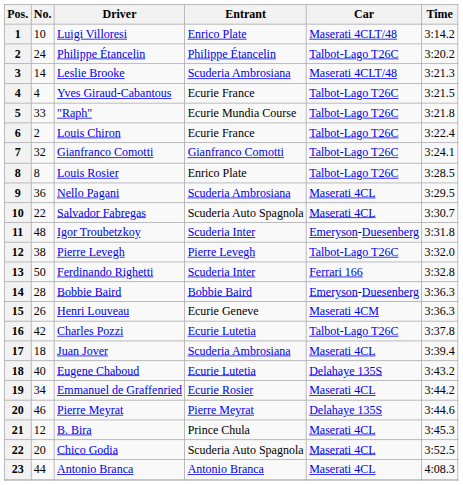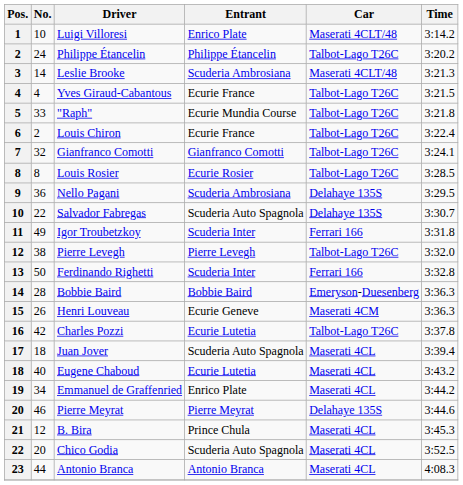(217, 172) Enrico Plate -> (220, 172) Ecurie Rosier
(342, 192) Maserati 4CL -> (346, 192) Delahaye 135S
(342, 212) Maserati 4CL -> (346, 212) Delahaye 135S
(40, 232) 48 -> (40, 232) 49
(364, 232) Emeryson-Duesenberg -> (336, 232) Ferrari 166
(239, 351) Scuderia Ambrosiana -> (246, 351) Scuderia Auto Spagnola
(346, 370) Delahaye 135S -> (342, 370) Maserati 4CL
(220, 390) Ecurie Rosier -> (217, 390) Enrico Plate
